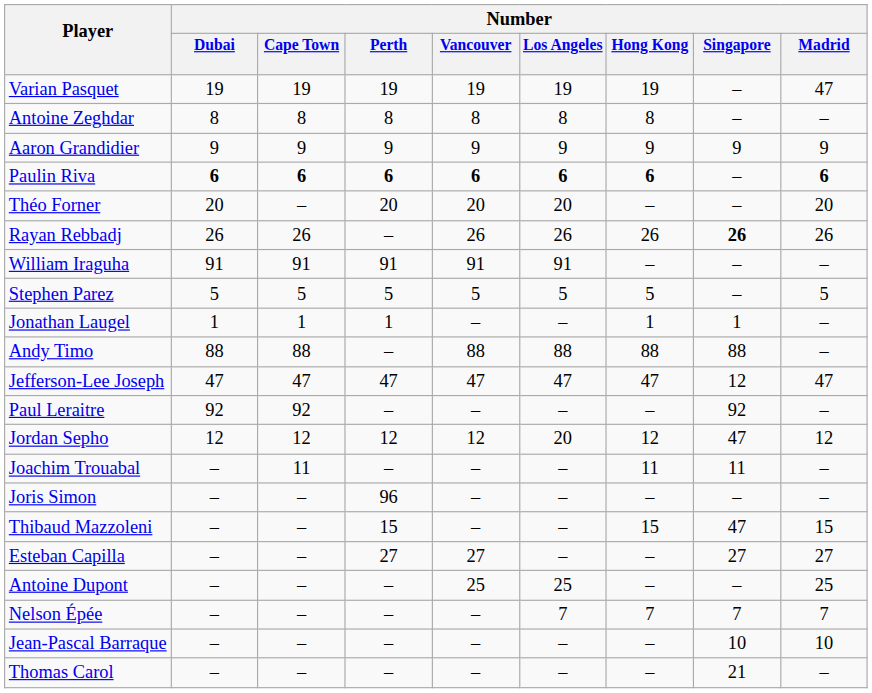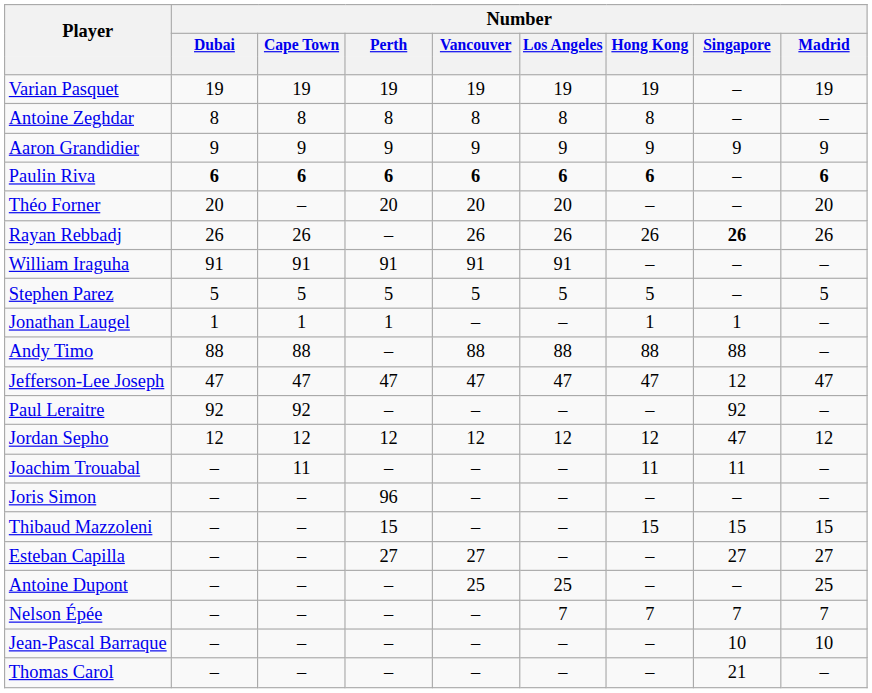(824, 88) 47 -> (824, 88) 19
(563, 439) 20 -> (563, 439) 12
(737, 526) 47 -> (737, 526) 15
